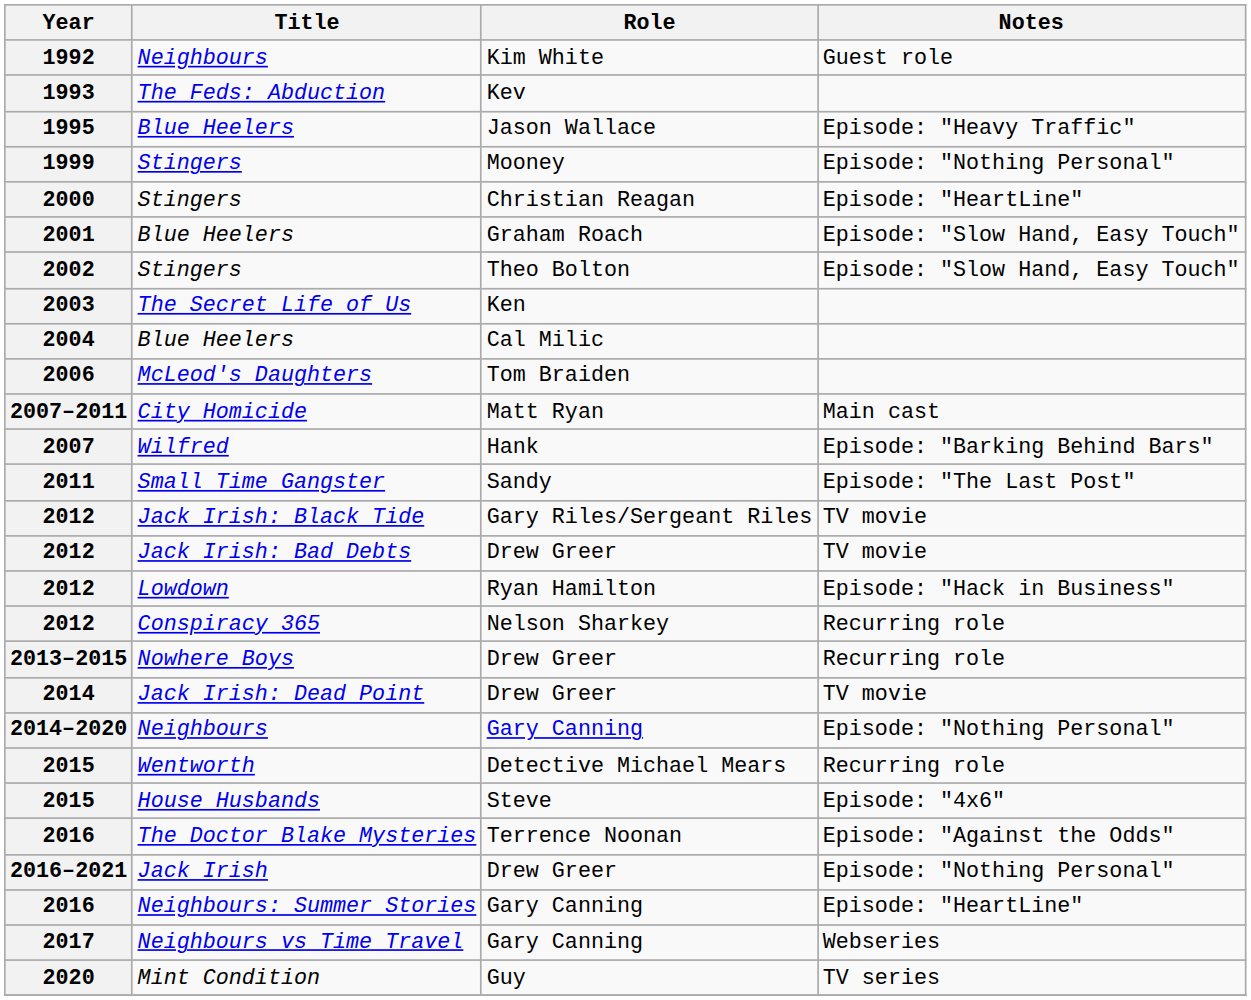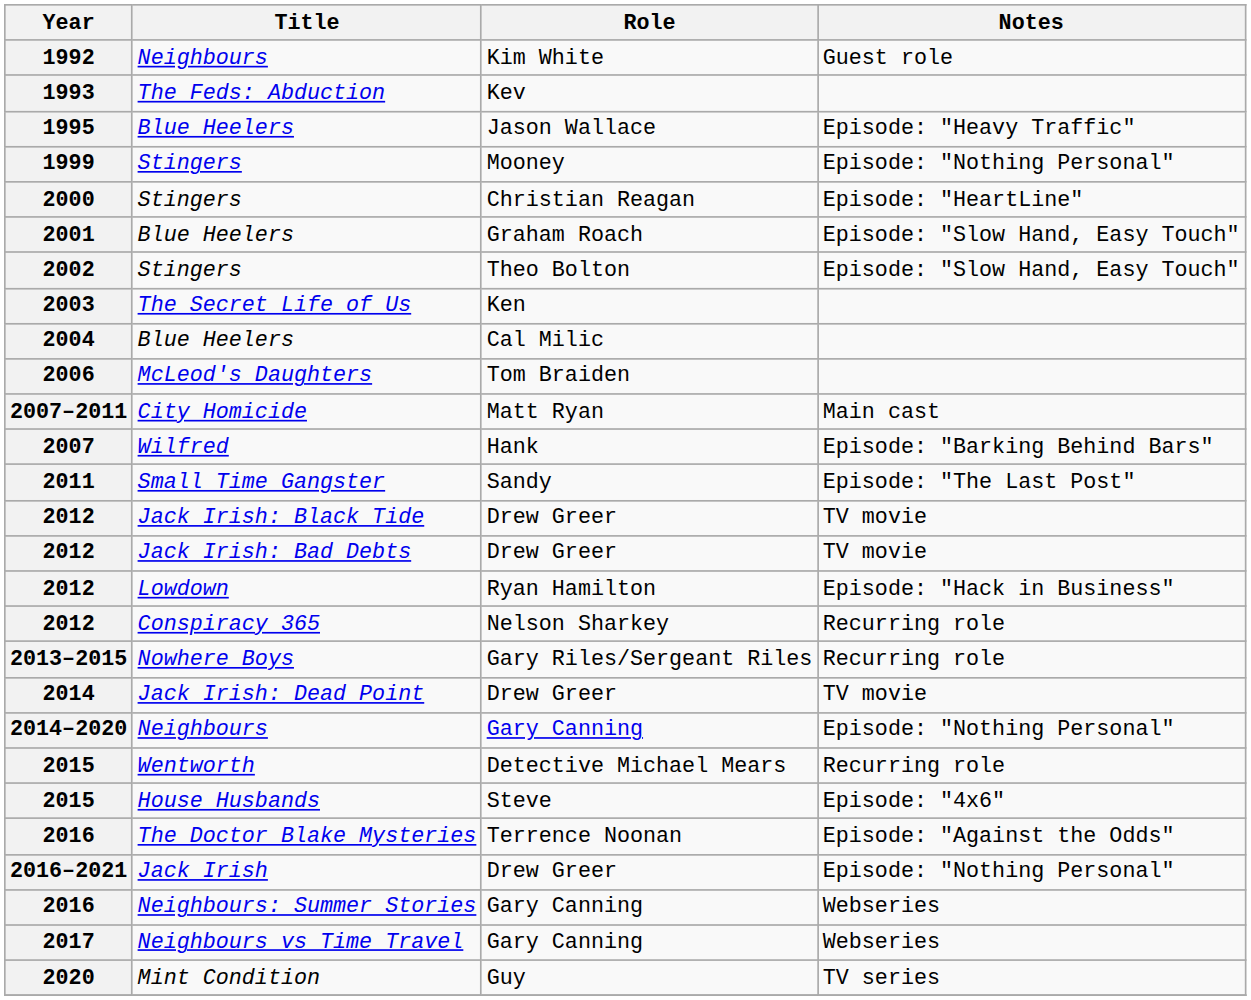(650, 518) Gary Riles/Sergeant Riles -> (552, 518) Drew Greer
(552, 659) Drew Greer -> (650, 659) Gary Riles/Sergeant Riles
(953, 907) Episode: "HeartLine" -> (881, 907) Webseries
